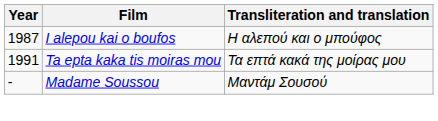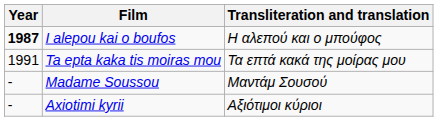(23, 37) normal -> (23, 37) bold
+ row: (85, 104)
